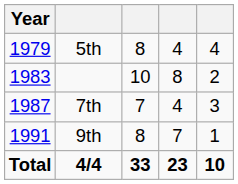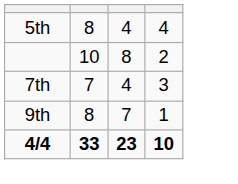- column: (30, 19)
